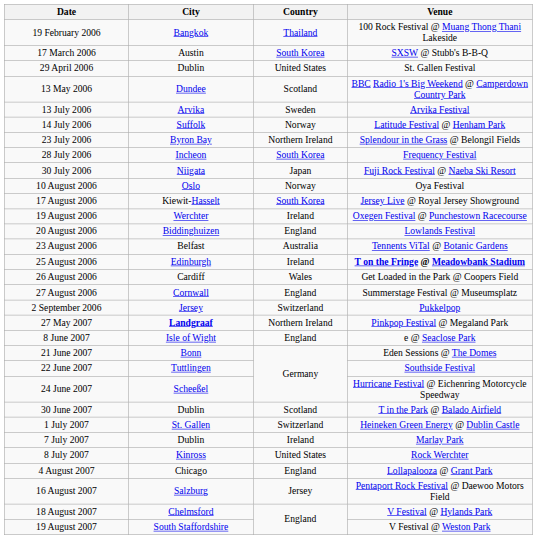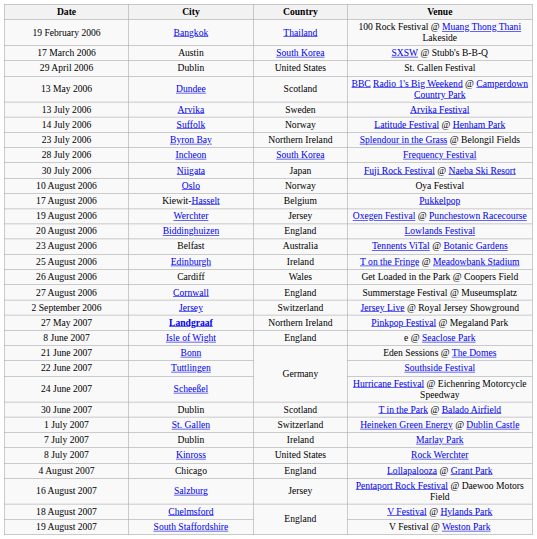(300, 201) South Korea -> (300, 201) Belgium
(440, 201) Jersey Live @ Royal Jersey Showground -> (440, 201) Pukkelpop
(300, 216) Ireland -> (300, 216) Jersey
(440, 262) bold -> (440, 262) normal
(440, 307) Pukkelpop -> (440, 307) Jersey Live @ Royal Jersey Showground
